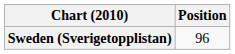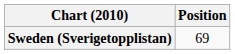(202, 37) 96 -> (202, 37) 69
